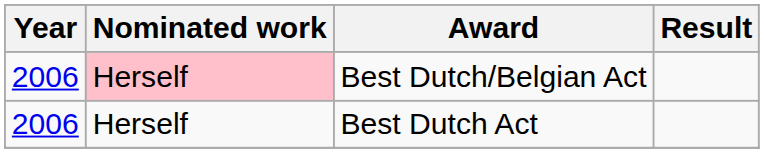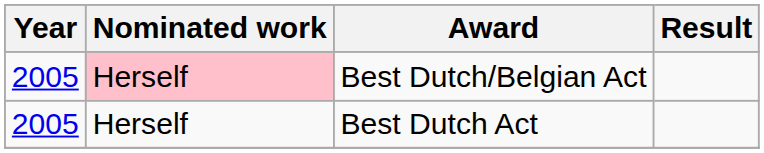(45, 76) 2006 -> (45, 76) 2005
(45, 123) 2006 -> (45, 123) 2005
